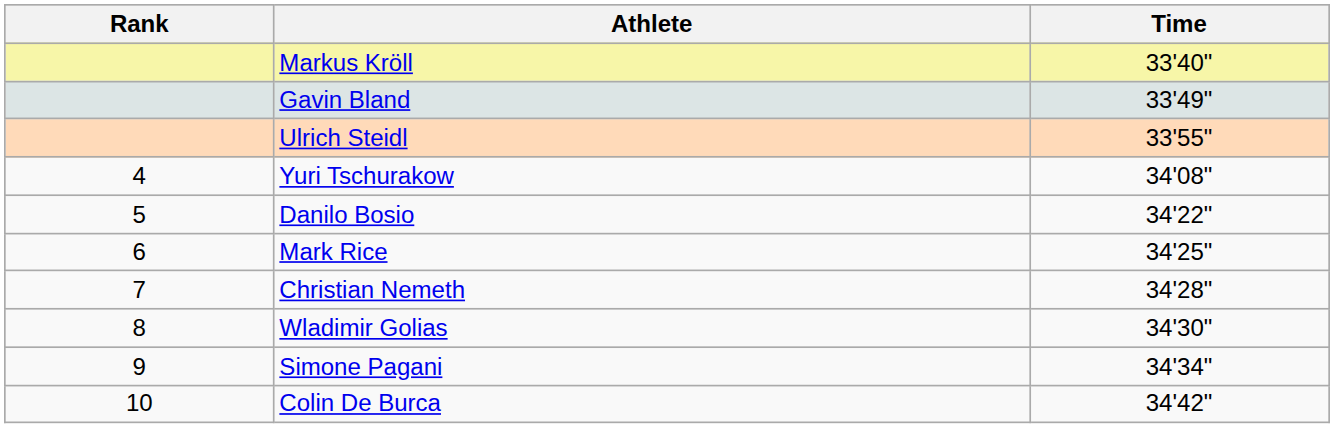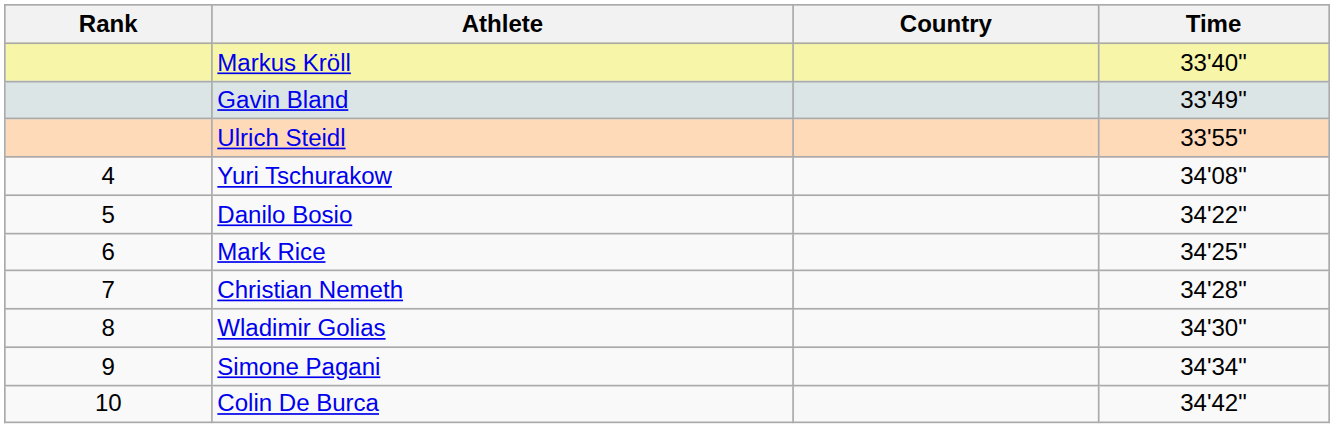+ column: (946, 24)
